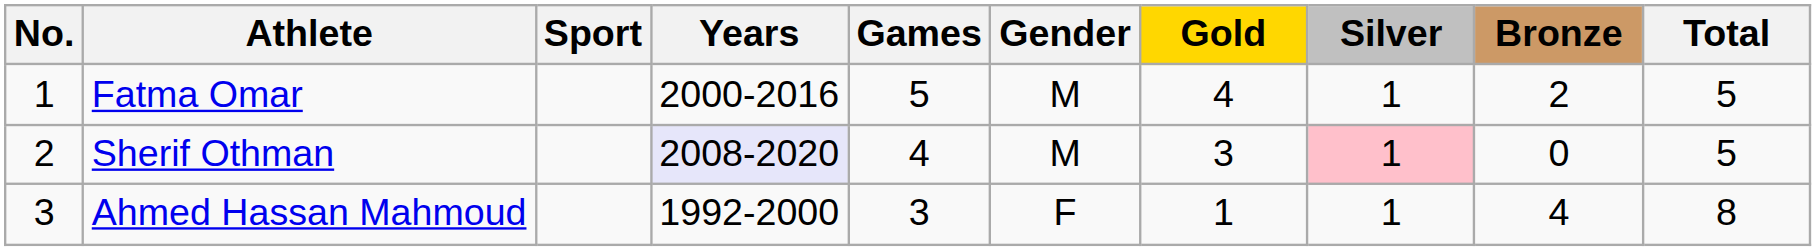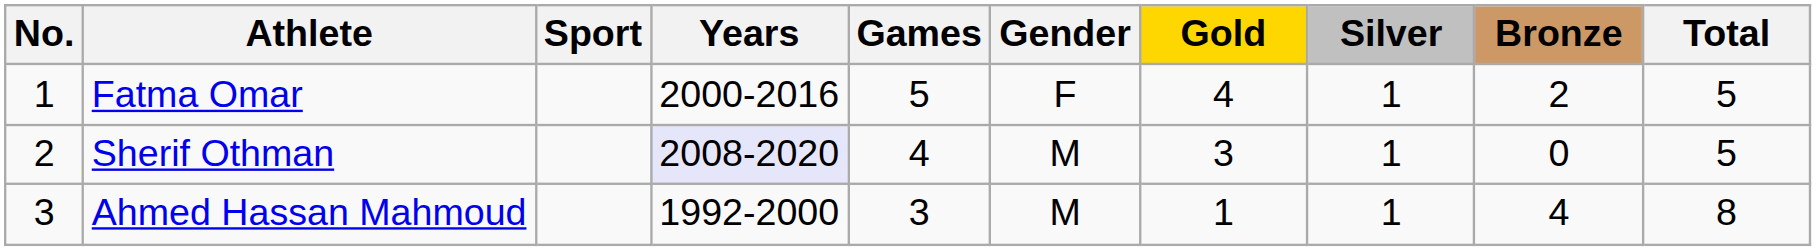(1065, 93) M -> (1065, 93) F
(1391, 153) pink background -> (1391, 153) no background
(1065, 213) F -> (1065, 213) M
